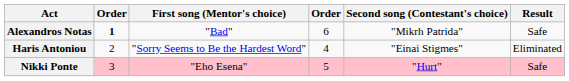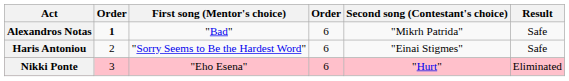(326, 48) 4 -> (326, 48) 6
(537, 48) Eliminated -> (537, 48) Safe
(326, 66) 5 -> (326, 66) 6
(537, 66) Safe -> (537, 66) Eliminated
